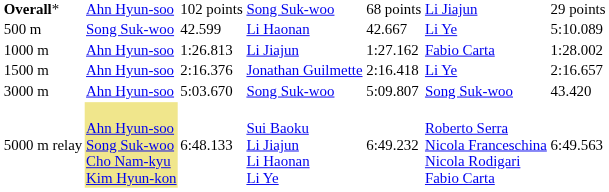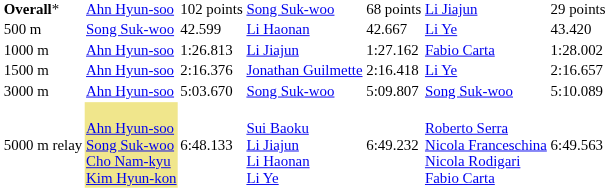(577, 29) 5:10.089 -> (571, 29) 43.420
(571, 91) 43.420 -> (577, 91) 5:10.089
